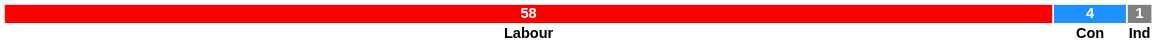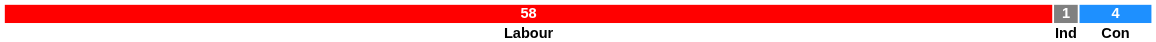columns swapped: (1090, 13) <-> (1140, 13)
